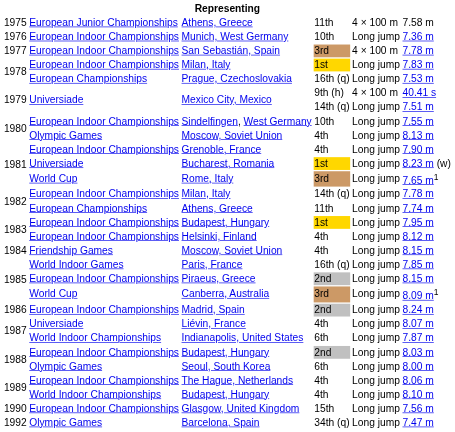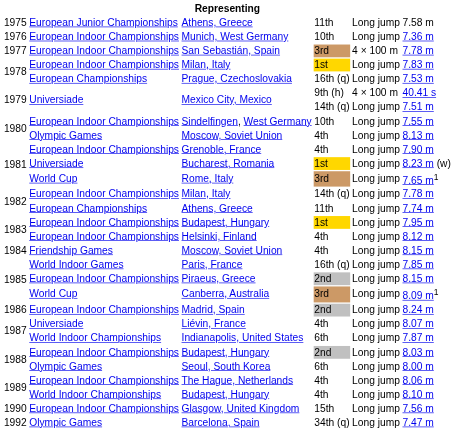(375, 22) 4 × 100 m -> (376, 22) Long jump
